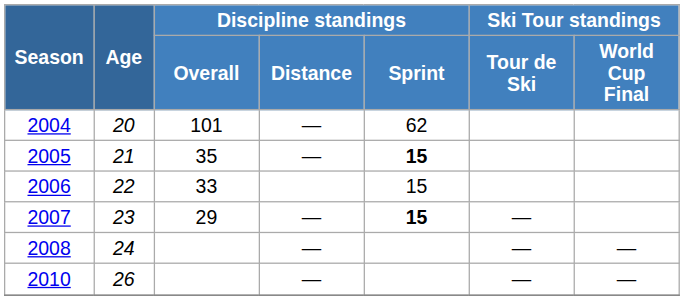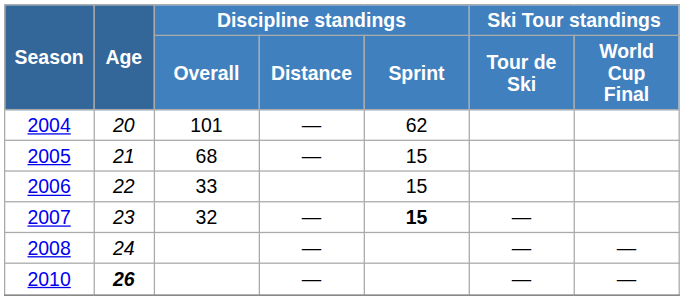(206, 156) 35 -> (206, 156) 68
(416, 156) bold -> (416, 156) normal
(206, 218) 29 -> (206, 218) 32
(124, 279) normal -> (124, 279) bold
